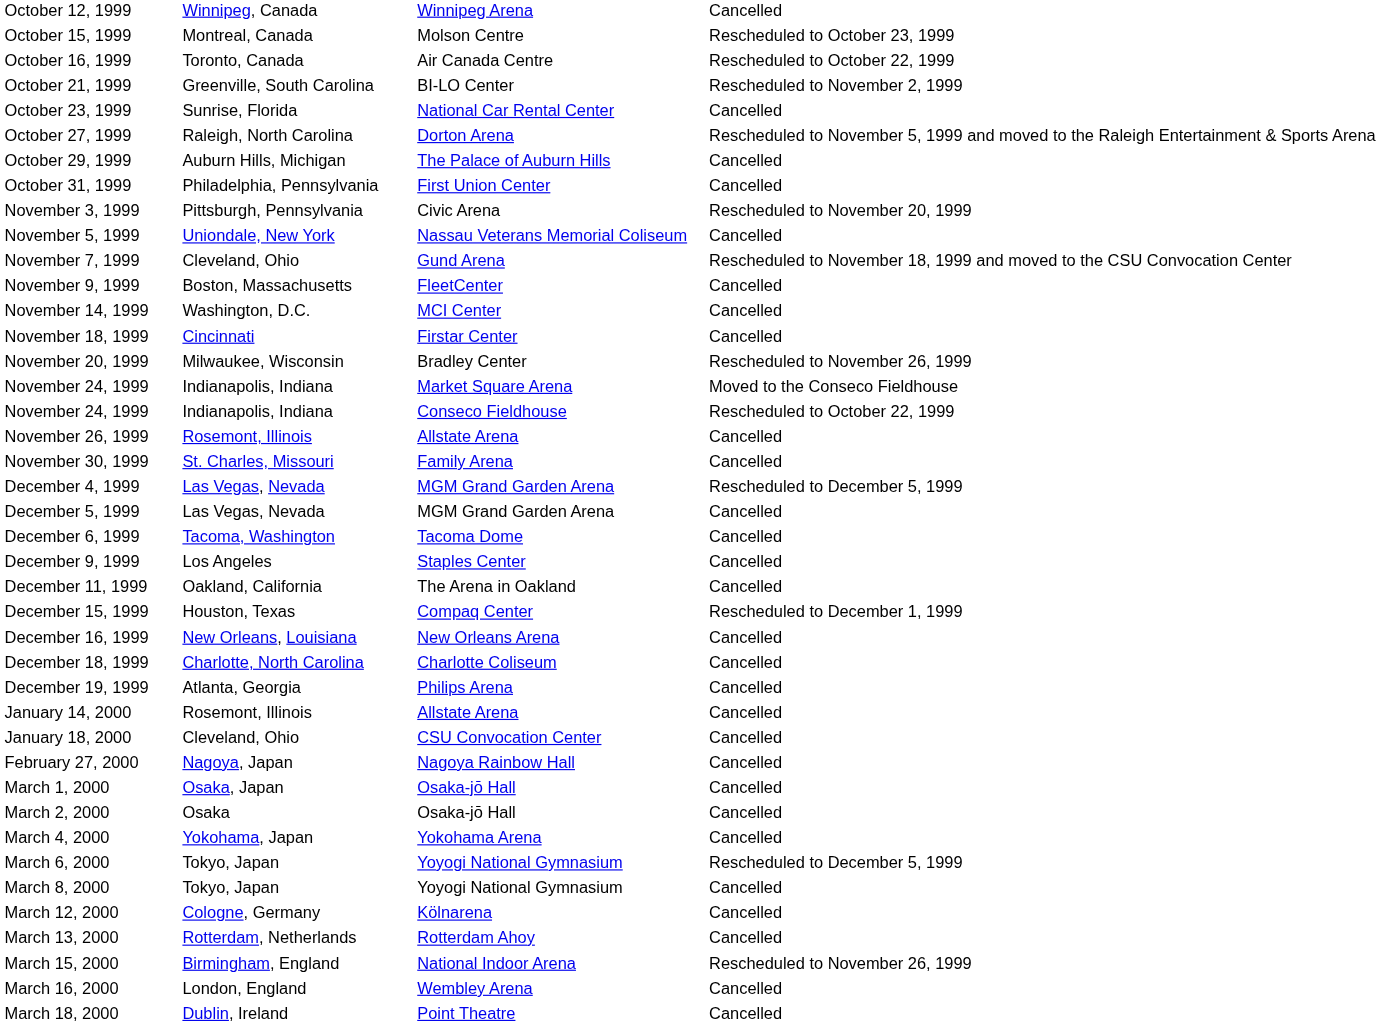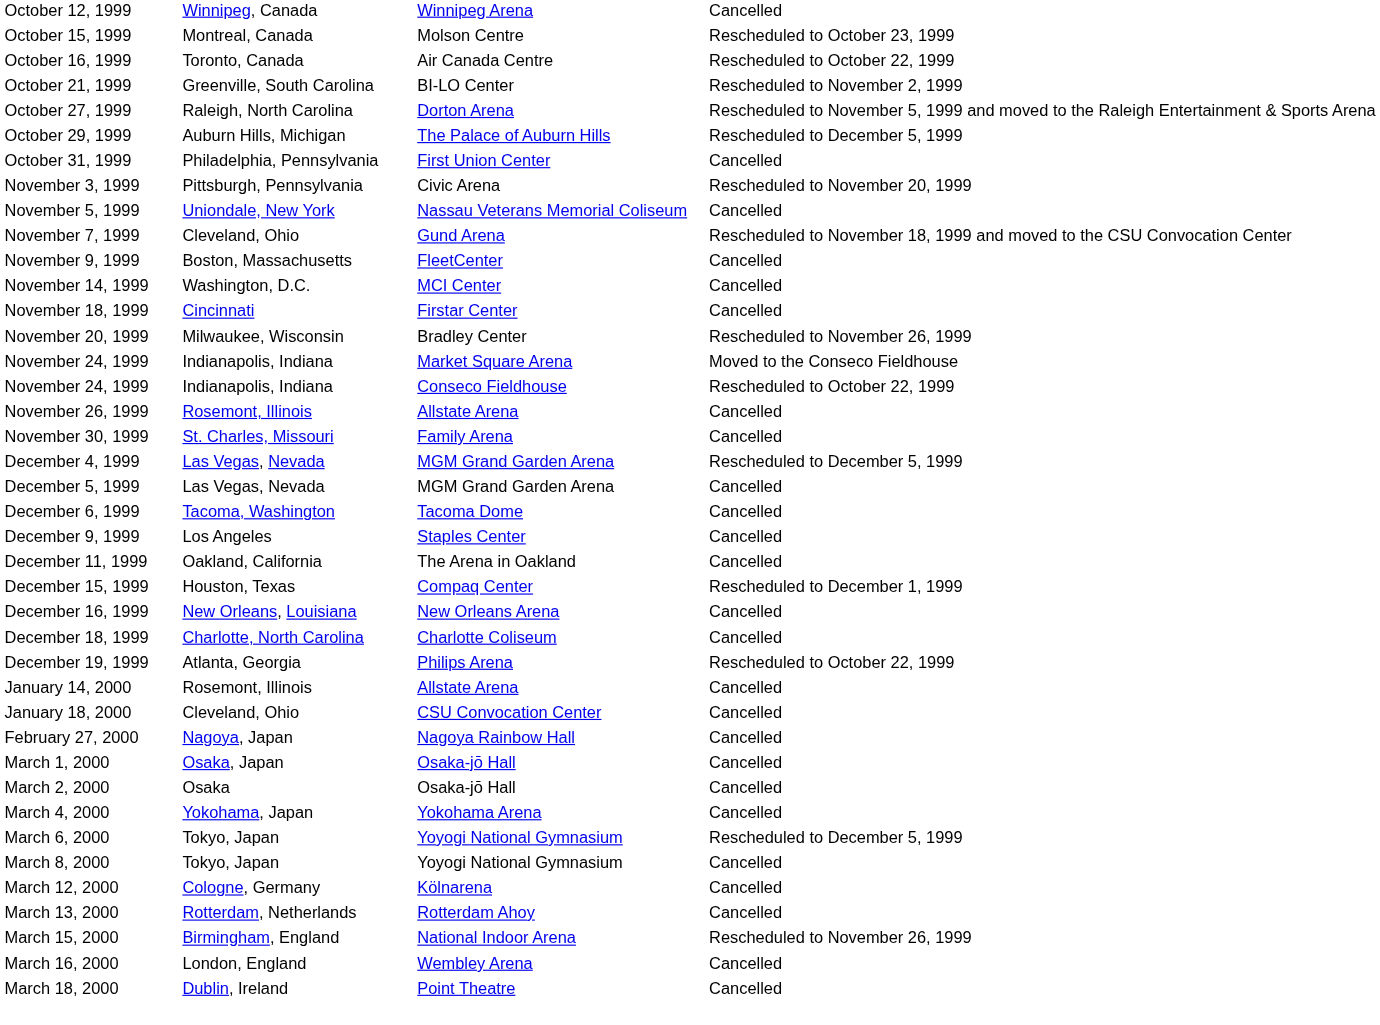- row: (68, 110)
(746, 160) Cancelled -> (836, 135) Rescheduled to December 5, 1999
(746, 687) Cancelled -> (832, 662) Rescheduled to October 22, 1999
